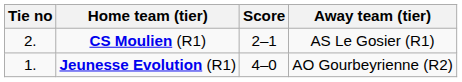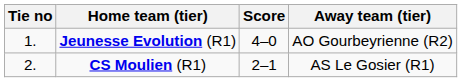rows swapped: (148, 64) <-> (148, 40)
